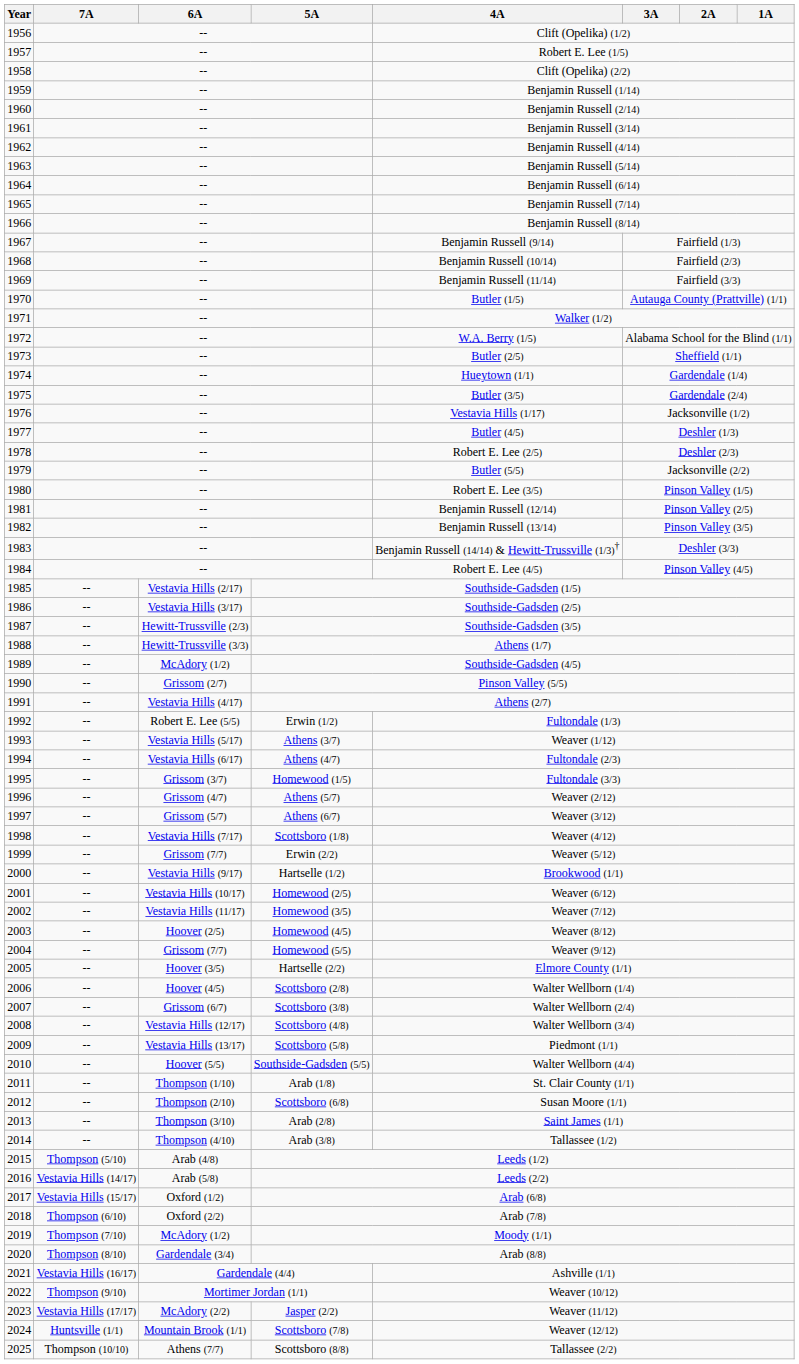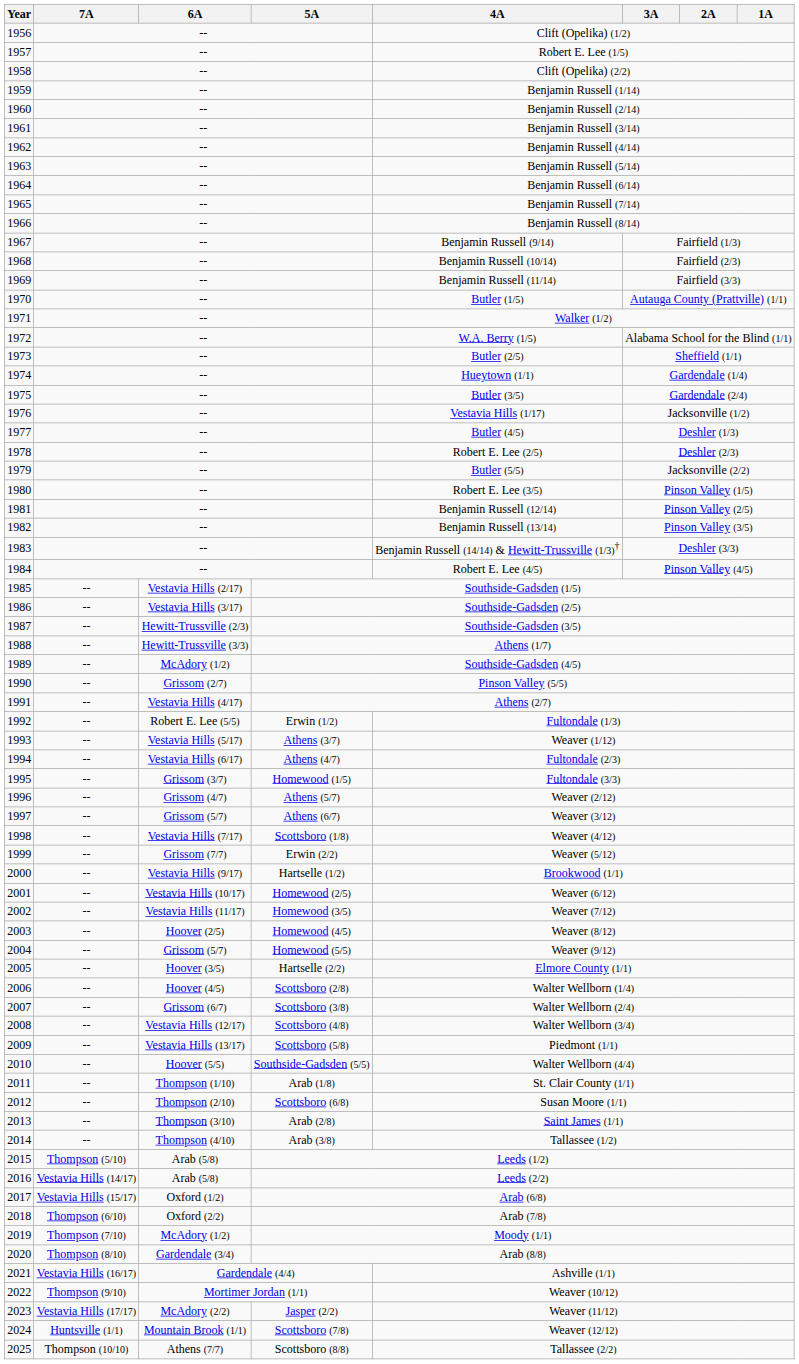(195, 949) Grissom (7/7) -> (195, 949) Grissom (5/7)
(195, 1159) Arab (4/8) -> (195, 1159) Arab (5/8)
